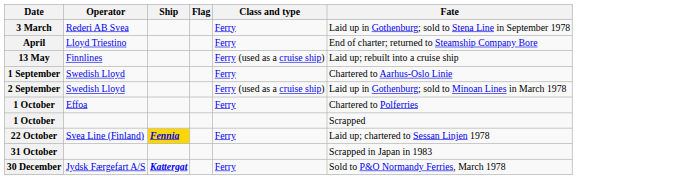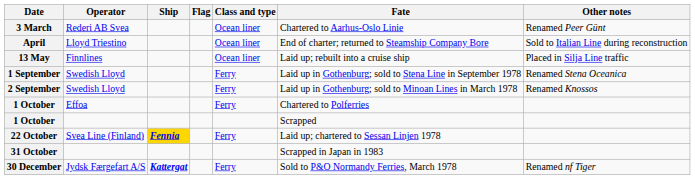+ column: (607, 12)
(225, 27) Ferry -> (237, 27) Ocean liner
(450, 27) Laid up in Gothenburg; sold to Stena Line in September 1978 -> (342, 27) Chartered to Aarhus-Oslo Linie
(225, 43) Ferry -> (237, 43) Ocean liner
(270, 58) Ferry (used as a cruise ship) -> (237, 58) Ocean liner
(391, 74) Chartered to Aarhus-Oslo Linie -> (401, 74) Laid up in Gothenburg; sold to Stena Line in September 1978
(270, 89) Ferry (used as a cruise ship) -> (225, 89) Ferry
